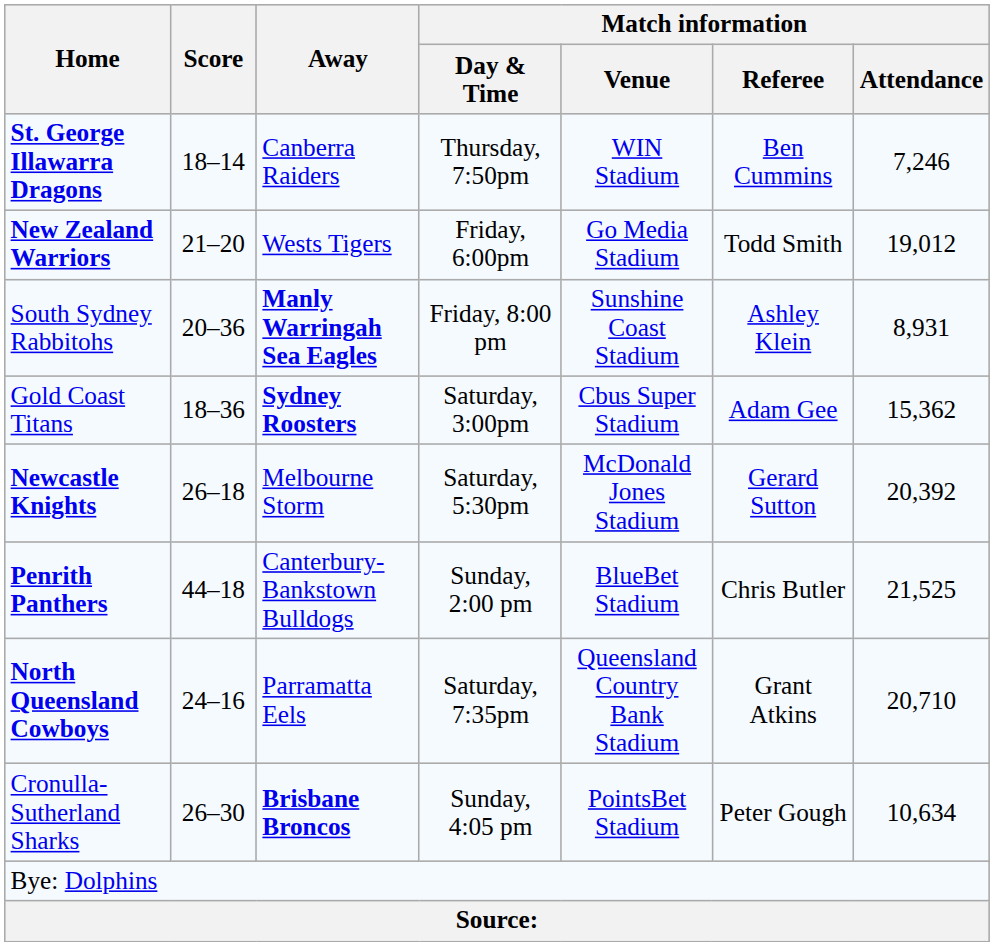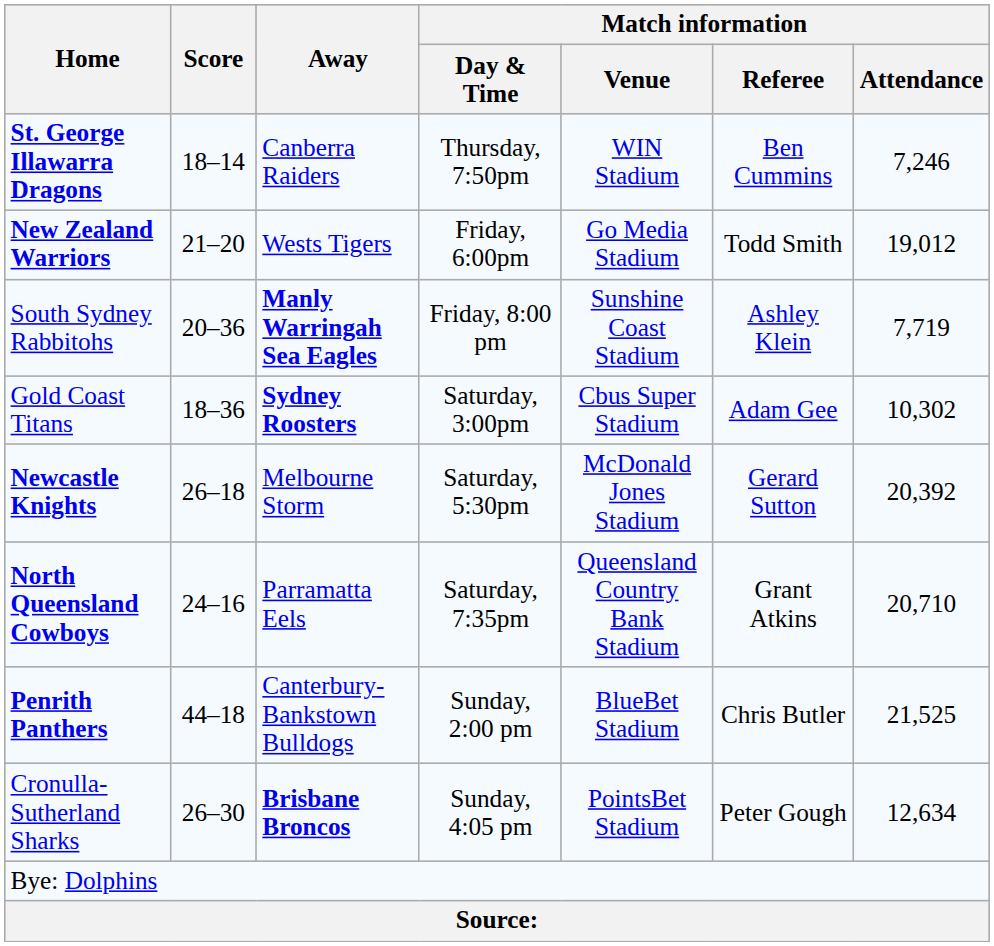(921, 327) 8,931 -> (921, 327) 7,719
(921, 409) 15,362 -> (921, 409) 10,302
rows swapped: (75, 700) <-> (59, 589)
(921, 811) 10,634 -> (921, 811) 12,634
